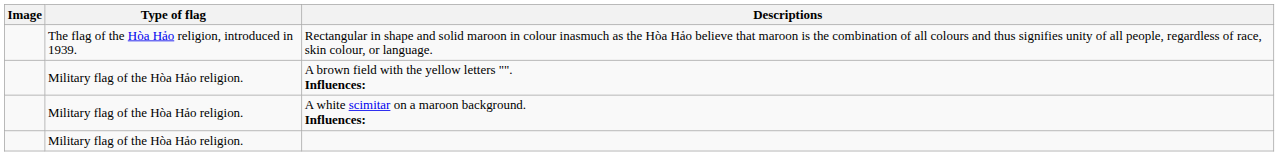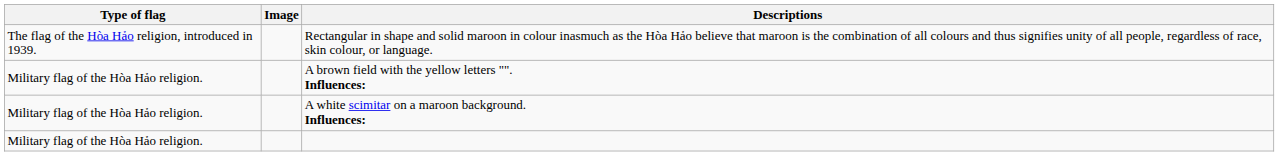columns swapped: (25, 14) <-> (173, 14)
